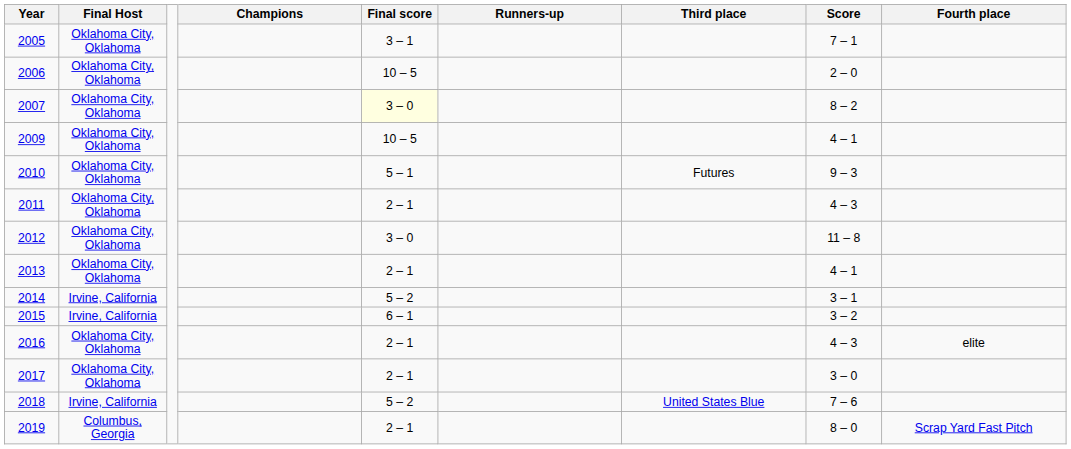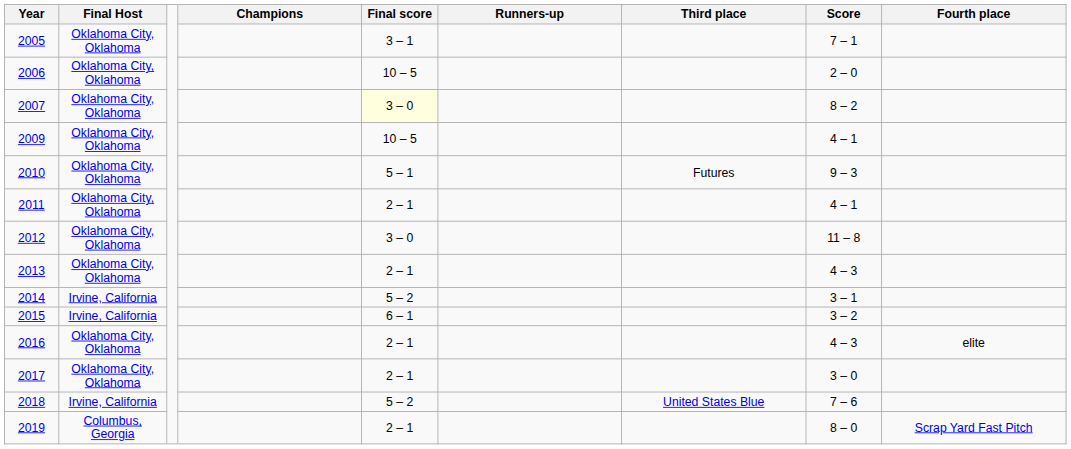(844, 205) 4 – 3 -> (844, 205) 4 – 1
(844, 271) 4 – 1 -> (844, 271) 4 – 3
